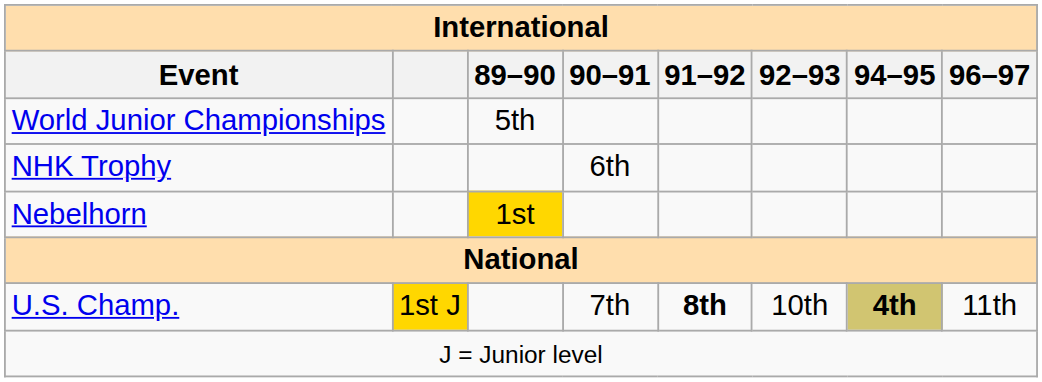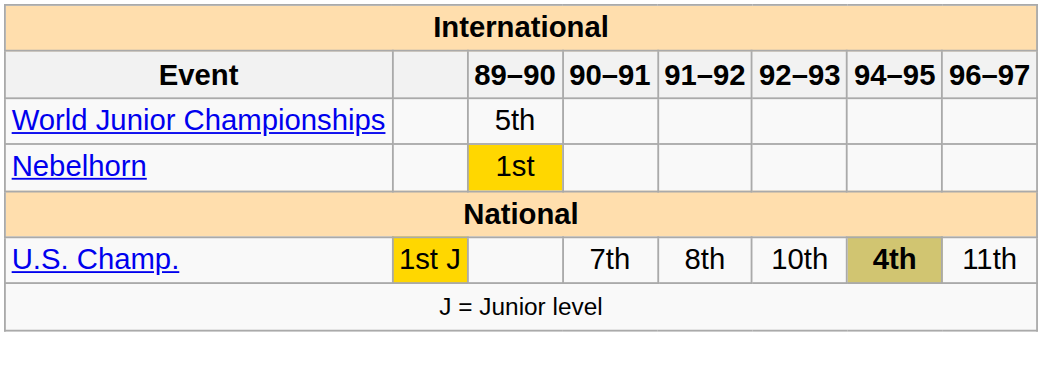- row: (91, 167)
(705, 306) bold -> (705, 259) normal
